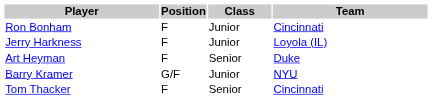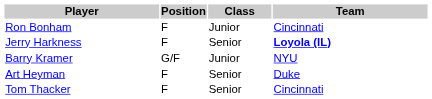(224, 42) Junior -> (225, 42) Senior
(300, 42) normal -> (302, 42) bold
rows swapped: (35, 58) <-> (39, 74)
